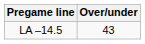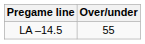(109, 30) 43 -> (109, 30) 55
